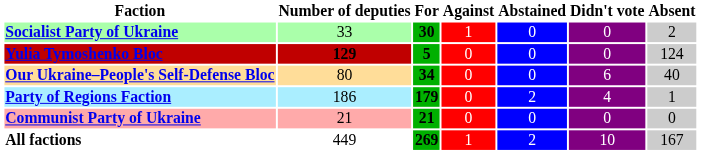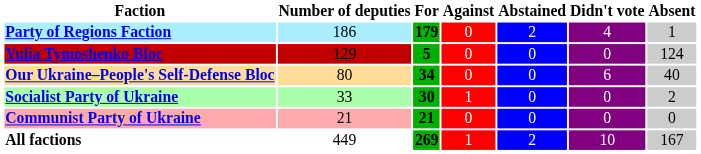rows swapped: (88, 97) <-> (92, 32)
(345, 53) bold -> (345, 53) normal
